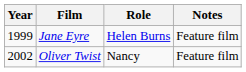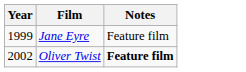- column: (138, 15)
(207, 57) normal -> (140, 57) bold
